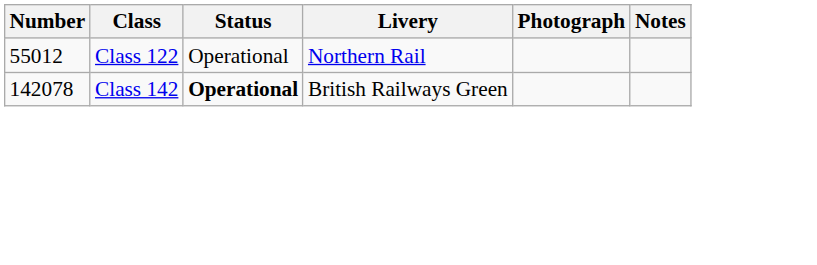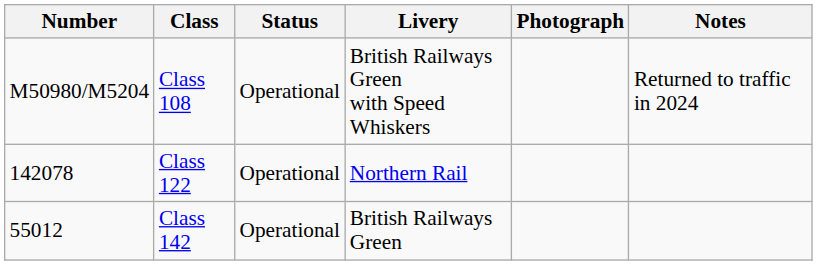+ row: (182, 91)
(36, 55) 55012 -> (41, 172) 142078
(41, 88) 142078 -> (36, 230) 55012
(243, 88) bold -> (290, 230) normal
